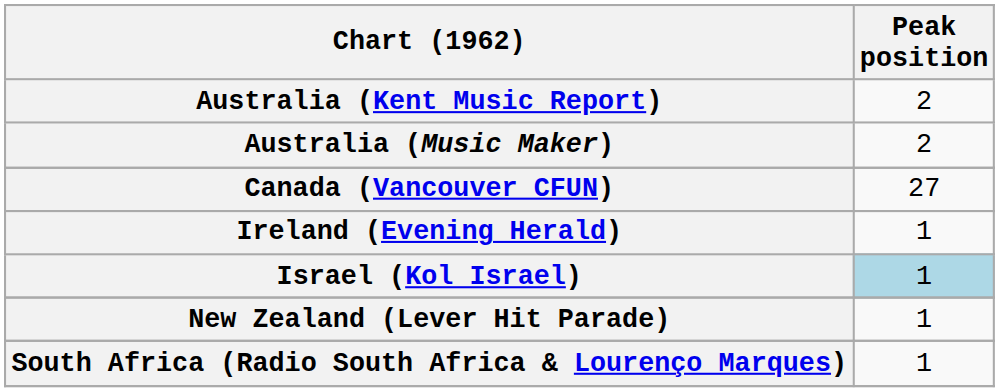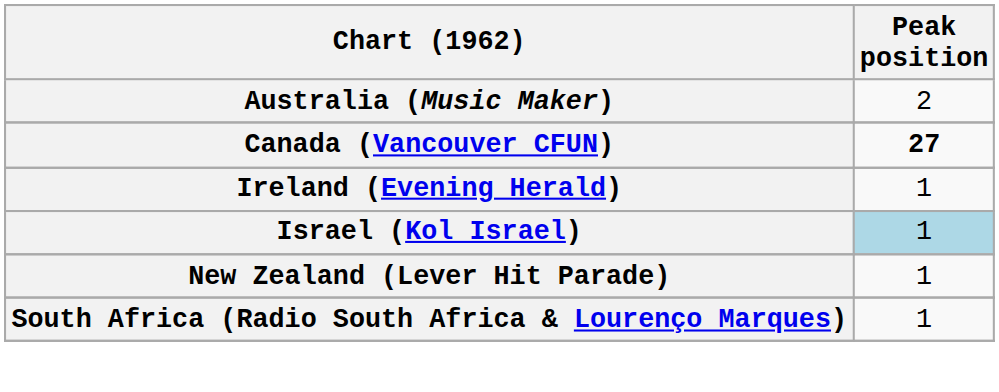- row: (429, 101)
(924, 189) normal -> (924, 145) bold
